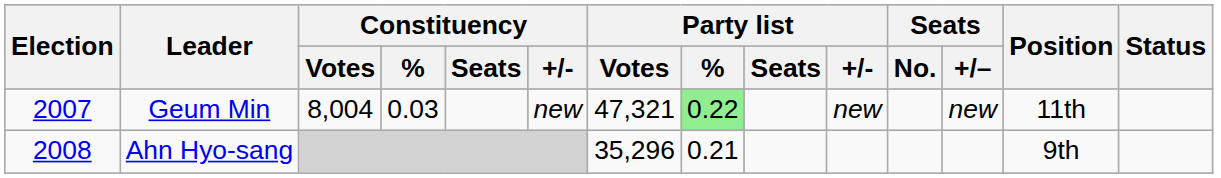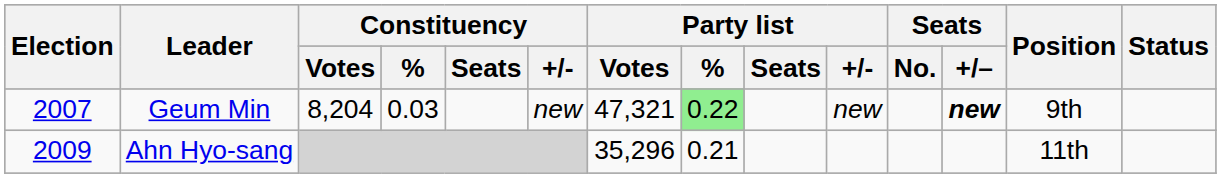(340, 109) 8,004 -> (340, 109) 8,204
(973, 109) normal -> (974, 109) bold
(1061, 109) 11th -> (1064, 109) 9th
(62, 151) 2008 -> (62, 151) 2009
(1061, 151) 9th -> (1064, 151) 11th
